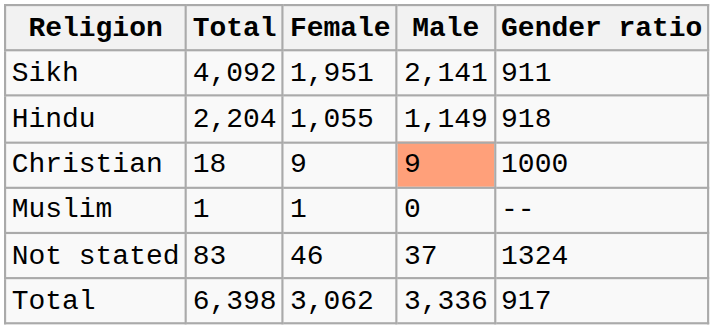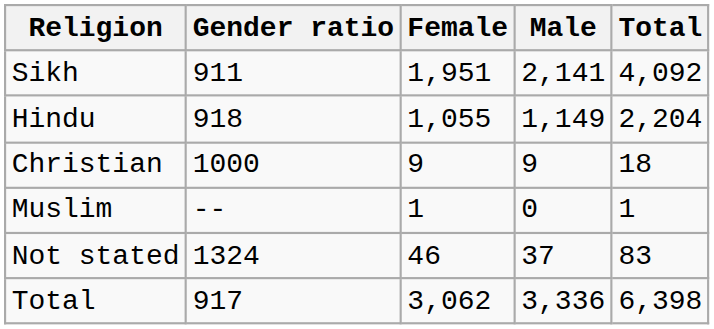columns swapped: (235, 28) <-> (602, 28)
(412, 165) lightsalmon background -> (530, 165) no background
